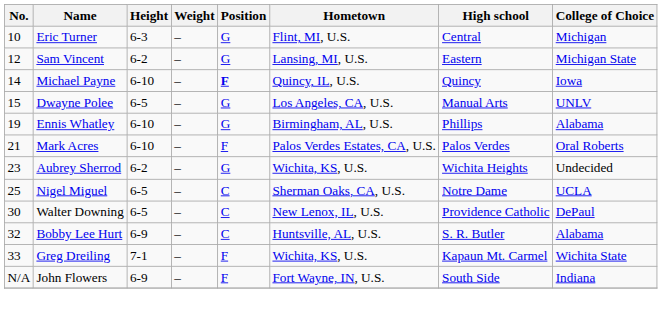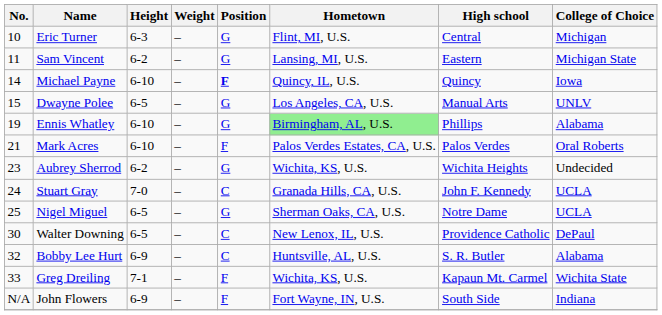(14, 59) 12 -> (14, 59) 11
(333, 124) no background -> (333, 124) lightgreen background
+ row: (67, 190)
(225, 190) C -> (226, 211) G
